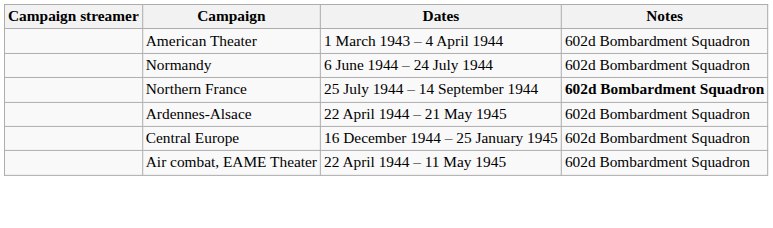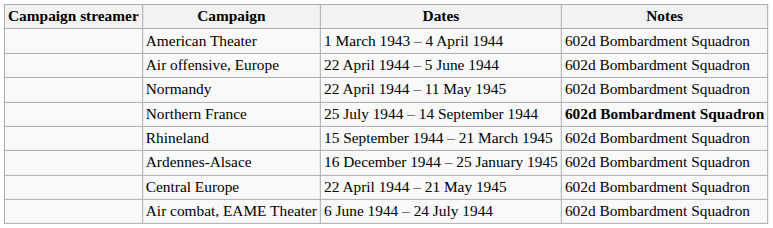+ row: (212, 65)
(409, 65) 6 June 1944 – 24 July 1944 -> (415, 89) 22 April 1944 – 11 May 1945
+ row: (177, 138)
(415, 114) 22 April 1944 – 21 May 1945 -> (441, 162) 16 December 1944 – 25 January 1945
(441, 138) 16 December 1944 – 25 January 1945 -> (415, 187) 22 April 1944 – 21 May 1945
(415, 162) 22 April 1944 – 11 May 1945 -> (409, 211) 6 June 1944 – 24 July 1944
